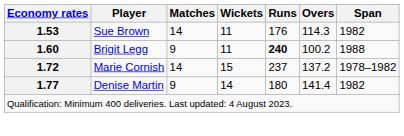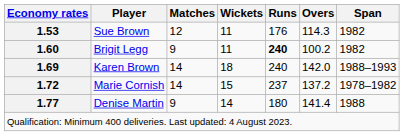(176, 31) 14 -> (176, 31) 12
(352, 49) 1988 -> (352, 49) 1982
+ row: (126, 67)
(352, 85) 1982 -> (352, 103) 1988
